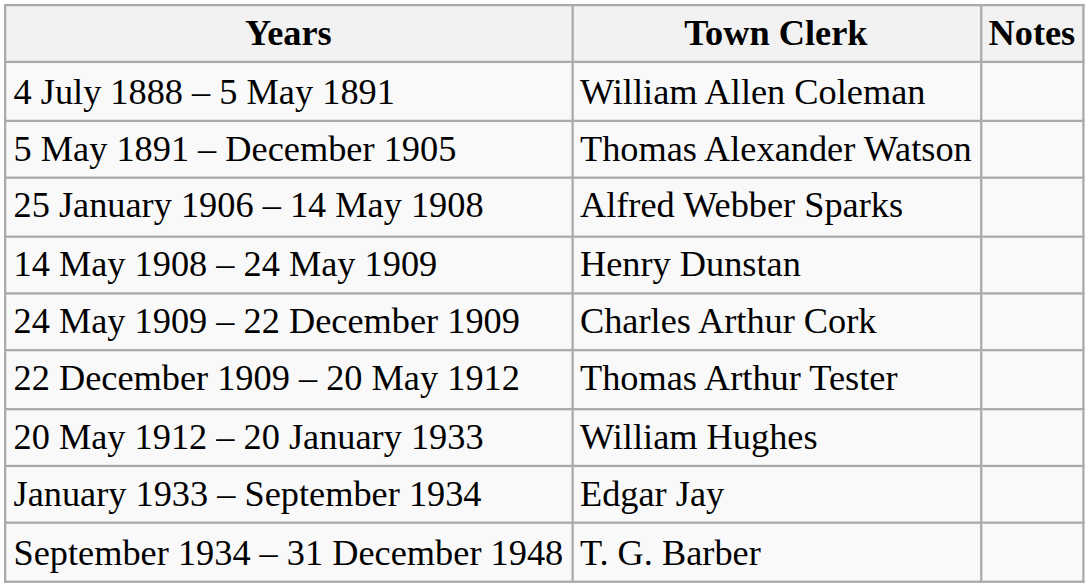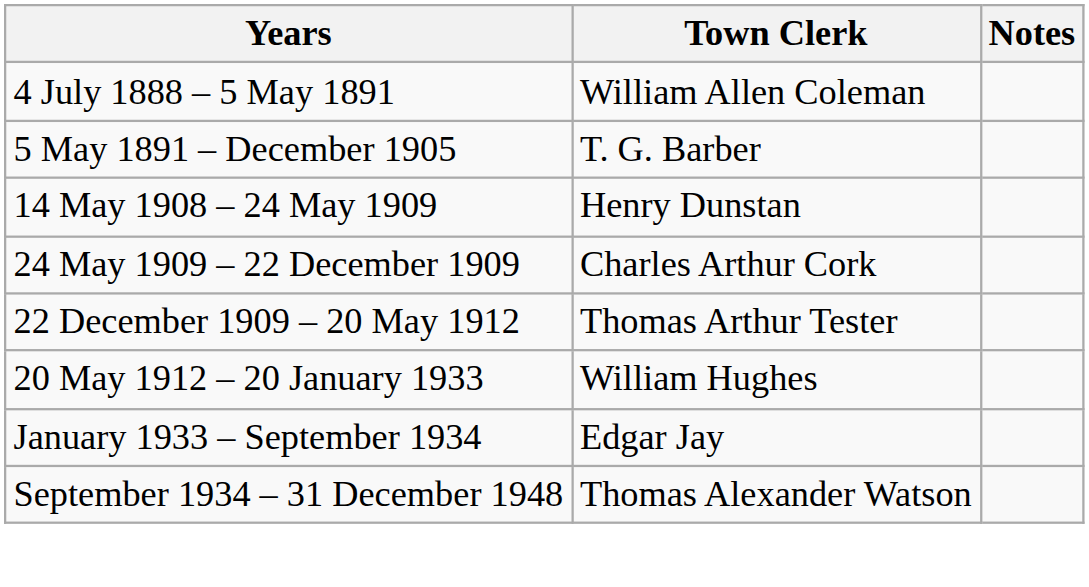(776, 148) Thomas Alexander Watson -> (670, 148) T. G. Barber
- row: (249, 206)
(670, 551) T. G. Barber -> (776, 494) Thomas Alexander Watson
